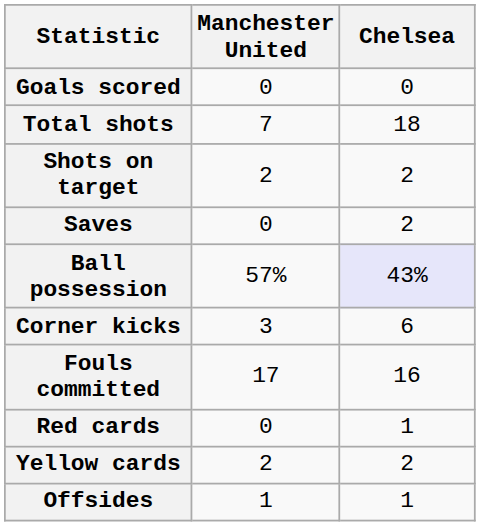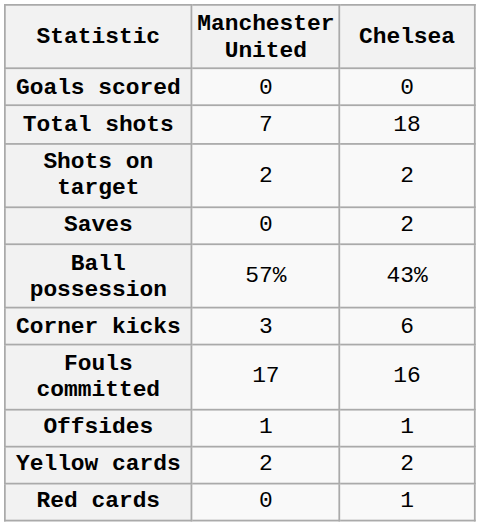(407, 276) lavender background -> (407, 276) no background
rows swapped: (98, 502) <-> (98, 427)
